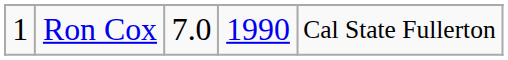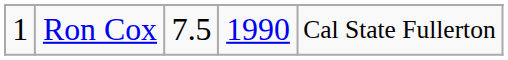(192, 29) 7.0 -> (192, 29) 7.5
